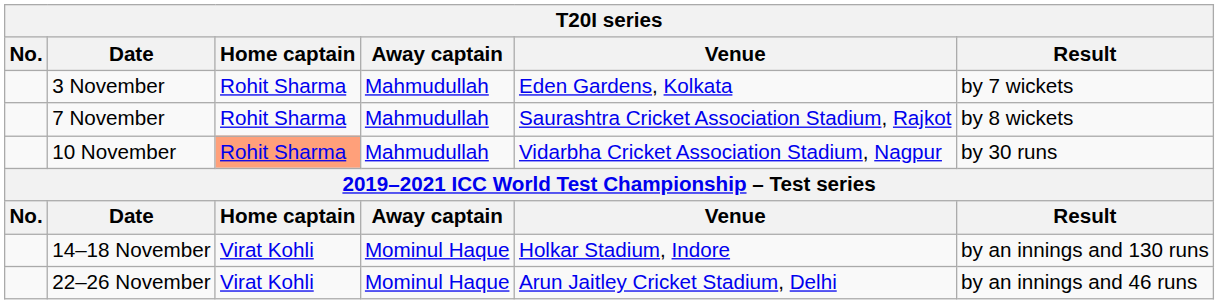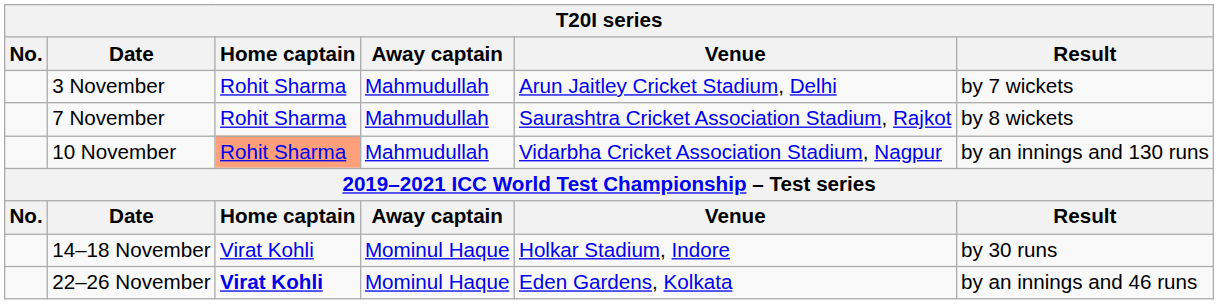(626, 86) Eden Gardens, Kolkata -> (678, 86) Arun Jaitley Cricket Stadium, Delhi
(1009, 151) by 30 runs -> (1085, 151) by an innings and 130 runs
(1085, 250) by an innings and 130 runs -> (1009, 250) by 30 runs
(267, 282) normal -> (271, 282) bold
(678, 282) Arun Jaitley Cricket Stadium, Delhi -> (626, 282) Eden Gardens, Kolkata
